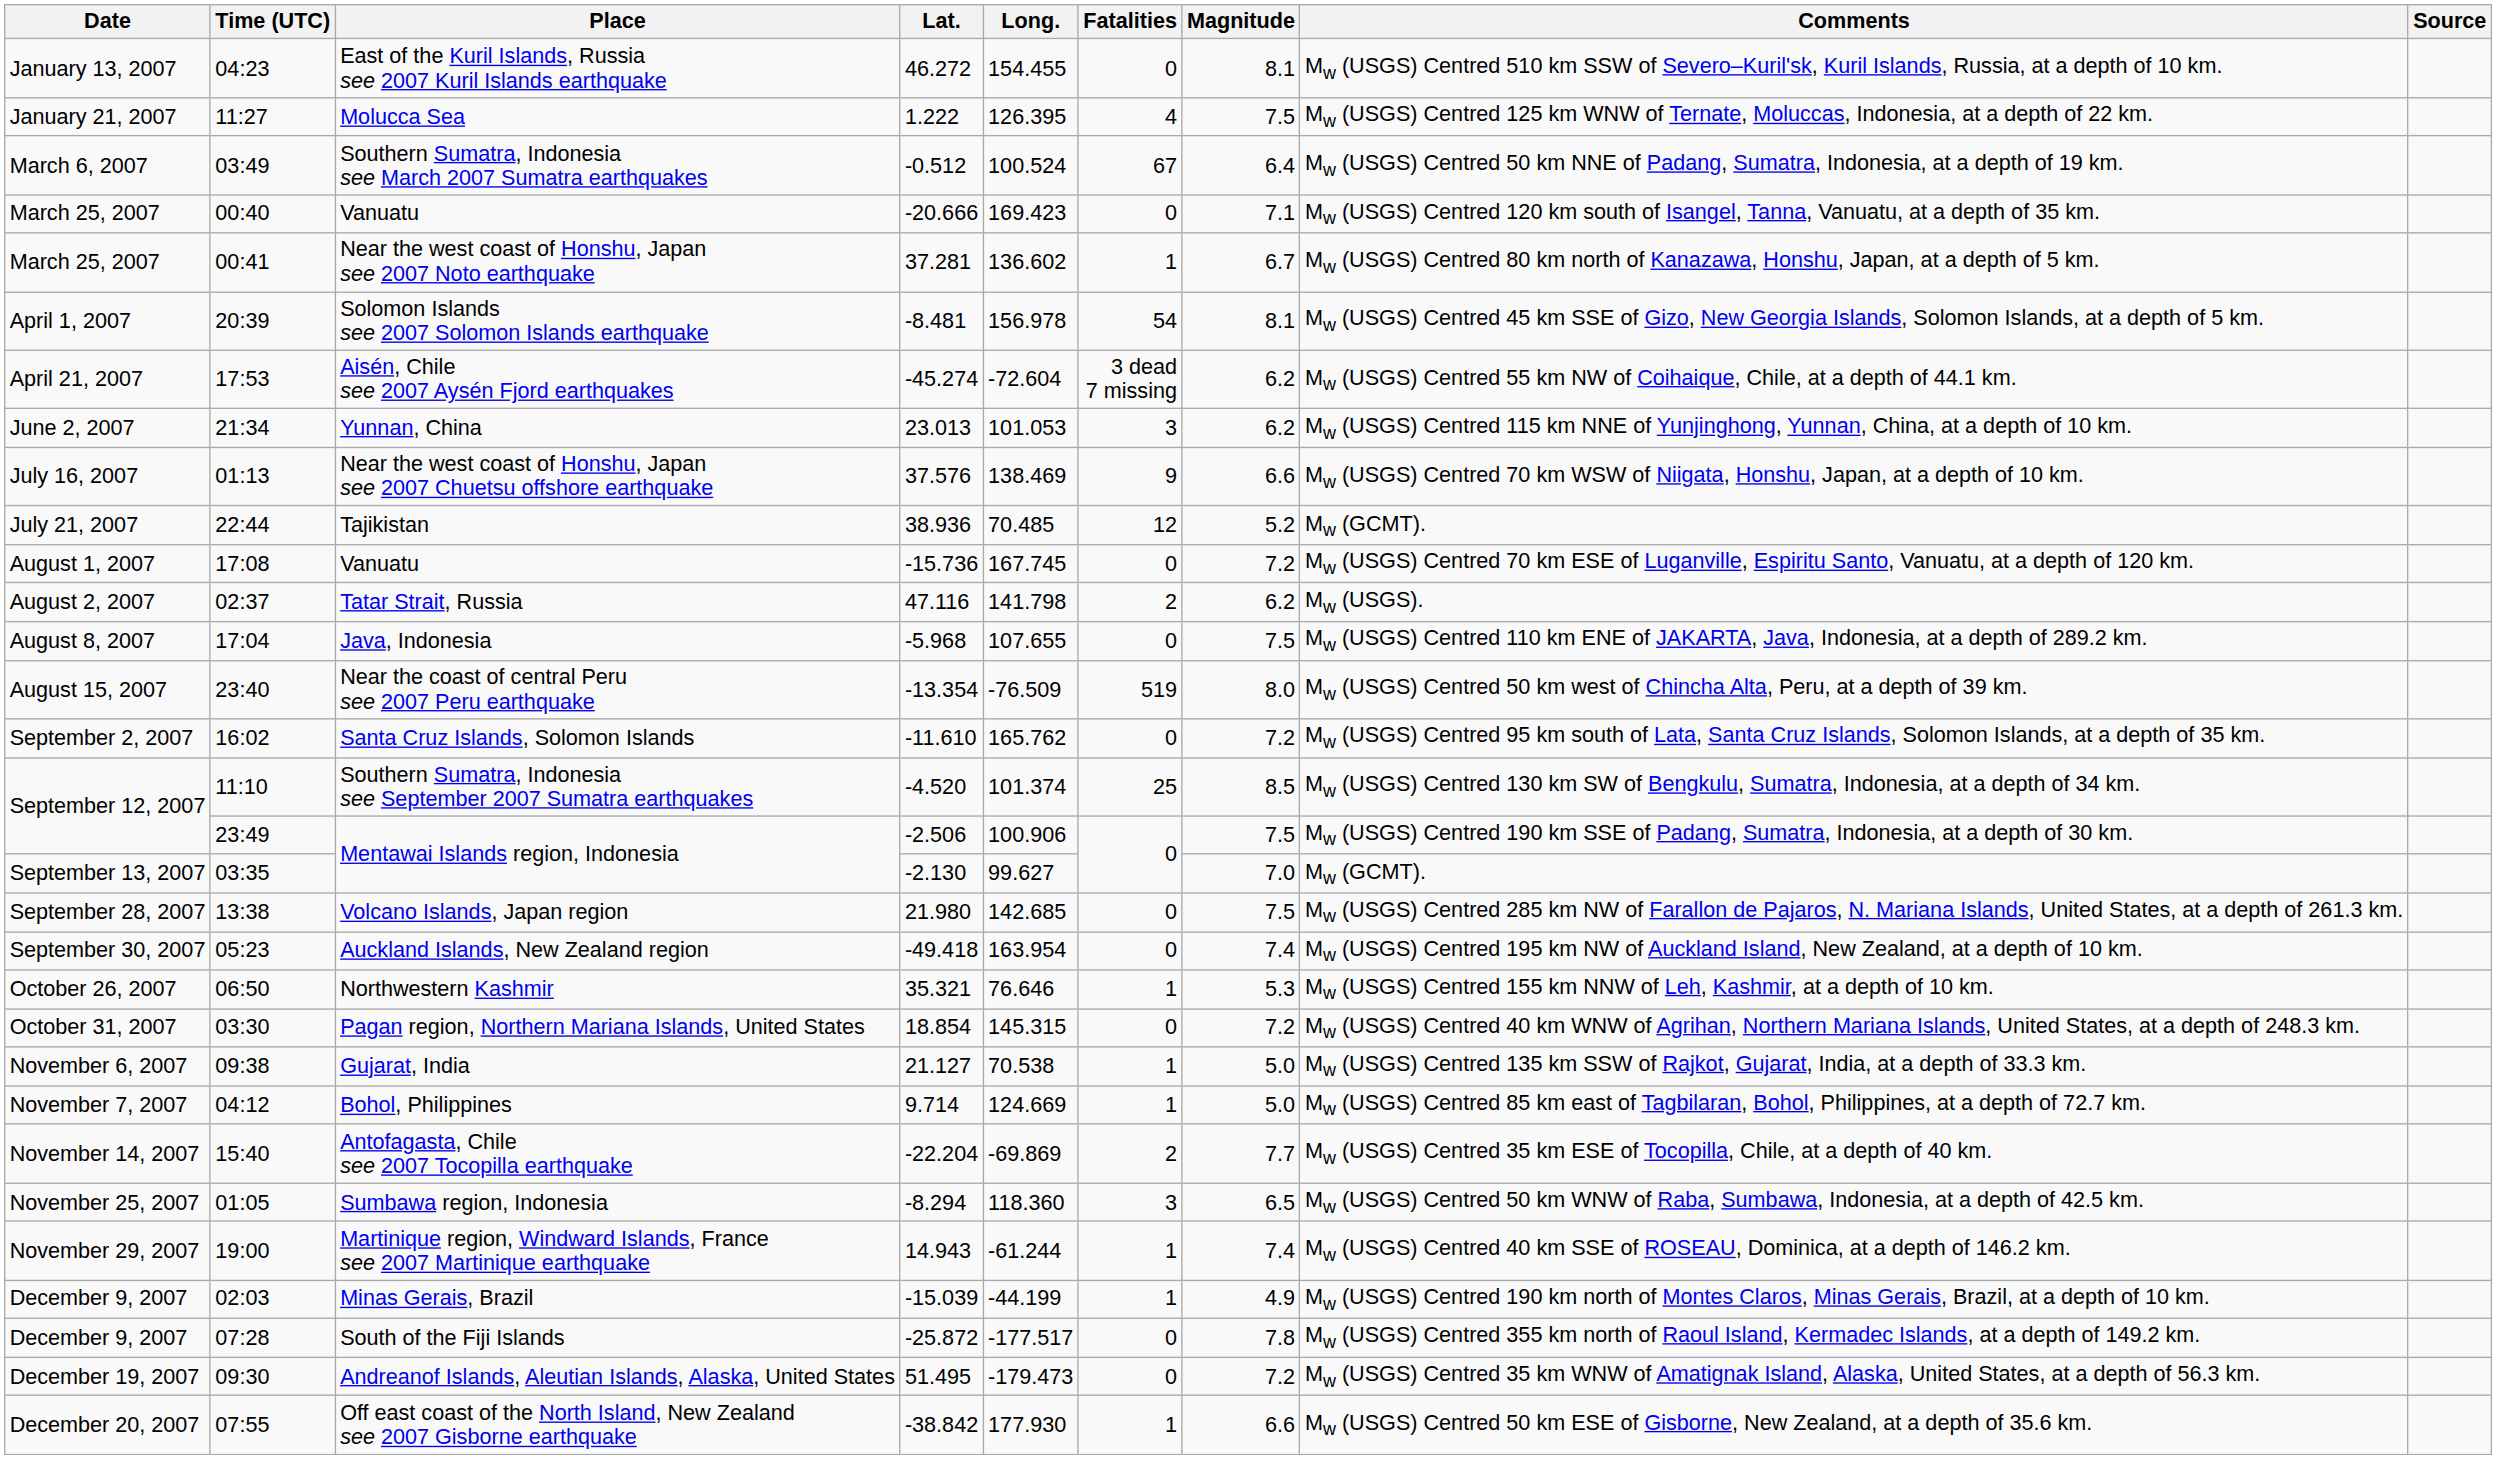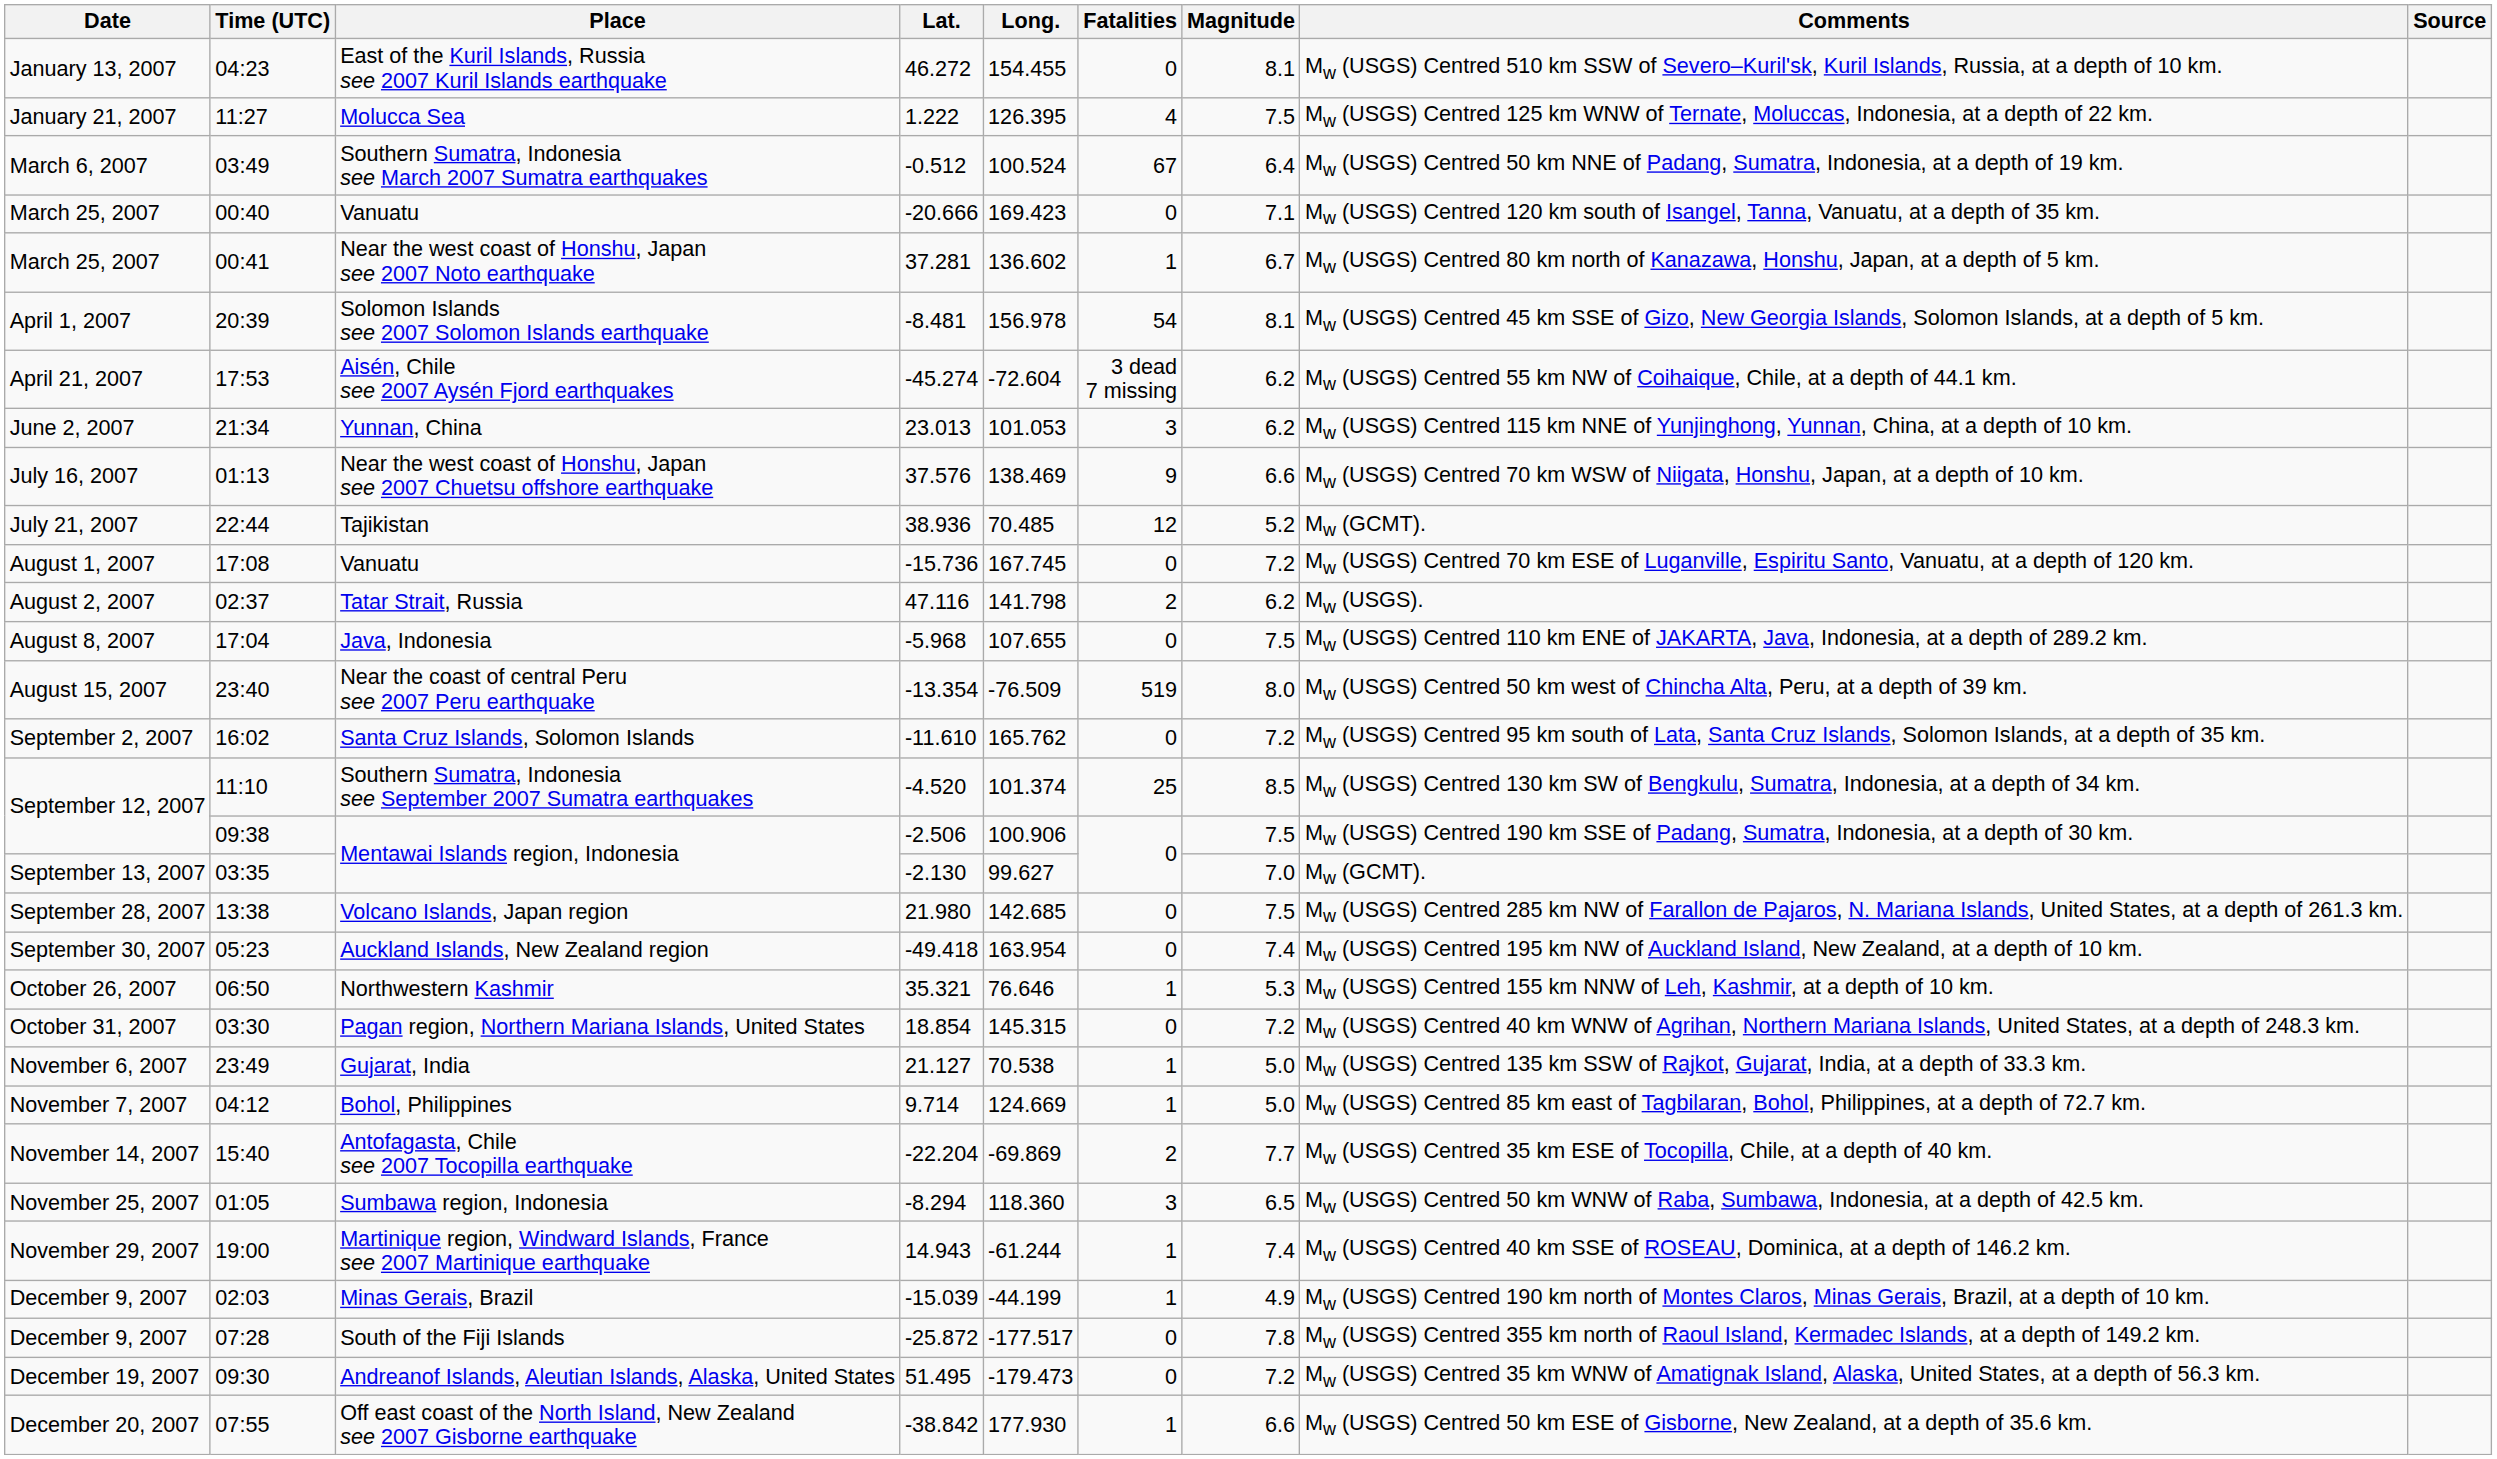(242, 834) 23:49 -> (242, 834) 09:38
(242, 1066) 09:38 -> (242, 1066) 23:49
